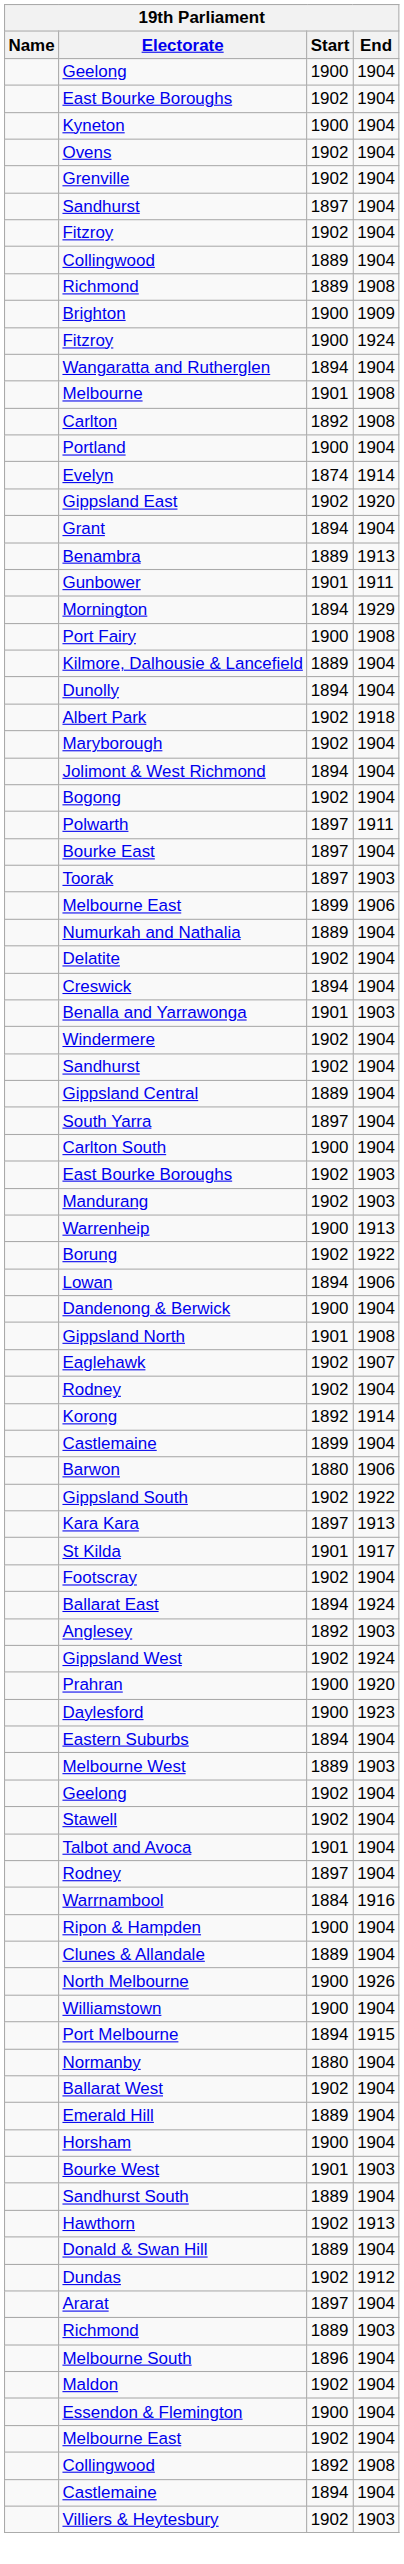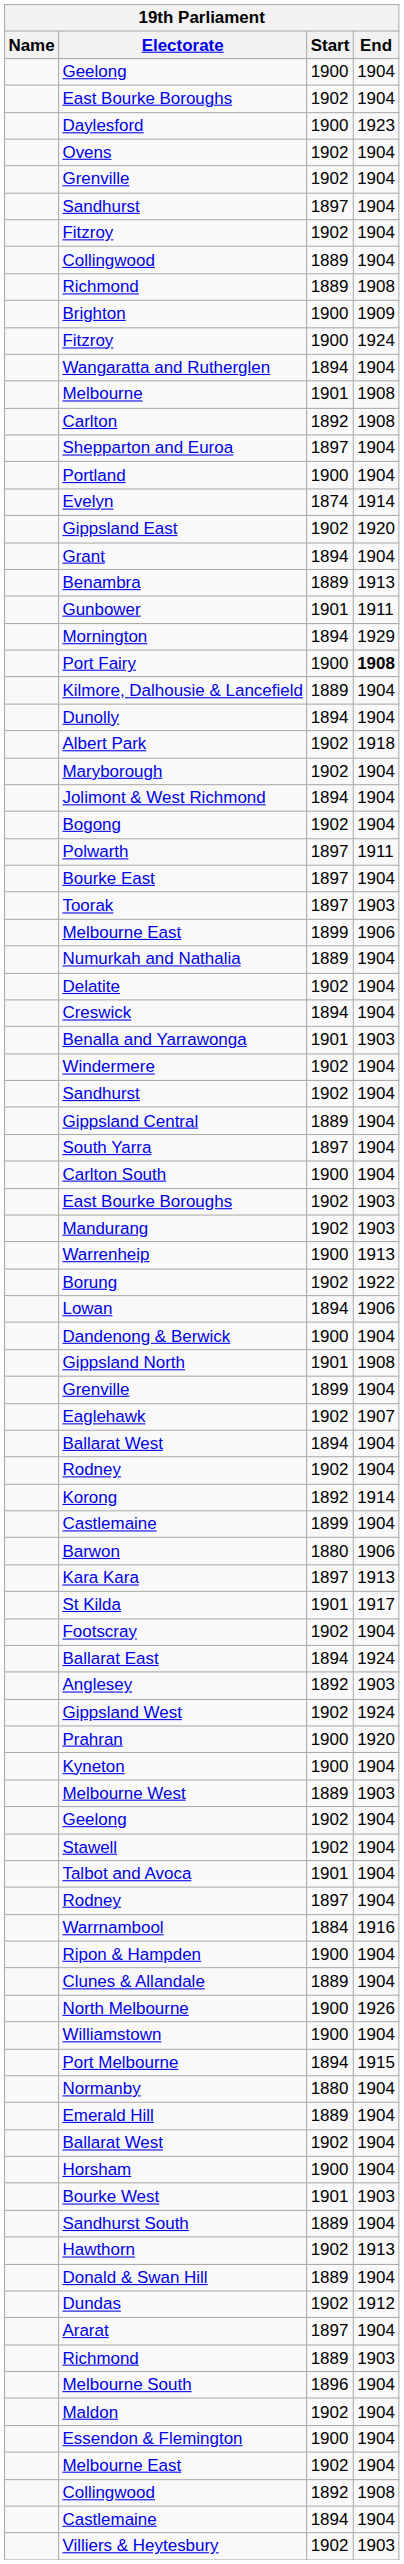rows swapped: (94, 125) <-> (103, 1712)
+ row: (148, 448)
(376, 636) normal -> (376, 663) bold
+ row: (96, 1389)
+ row: (113, 1443)
- row: (125, 1497)
- row: (126, 1739)
rows swapped: (113, 2089) <-> (108, 2115)
